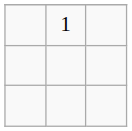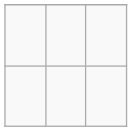- row: (25, 25)
